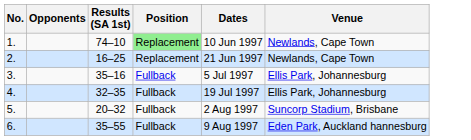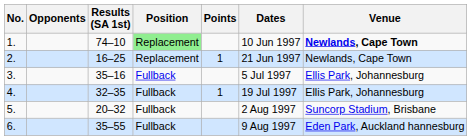+ column: (220, 19)
(321, 42) normal -> (362, 42) bold
